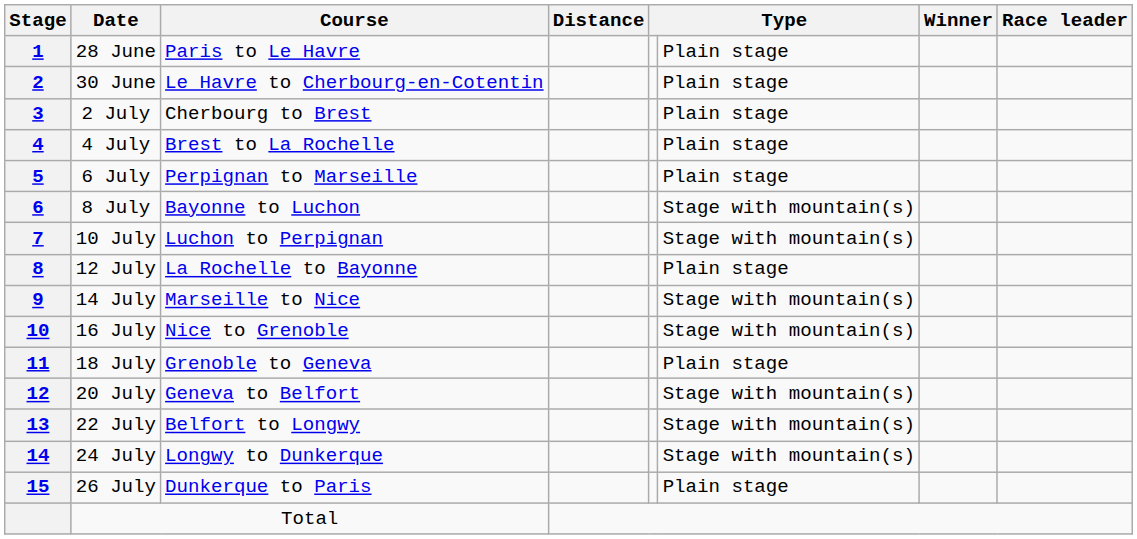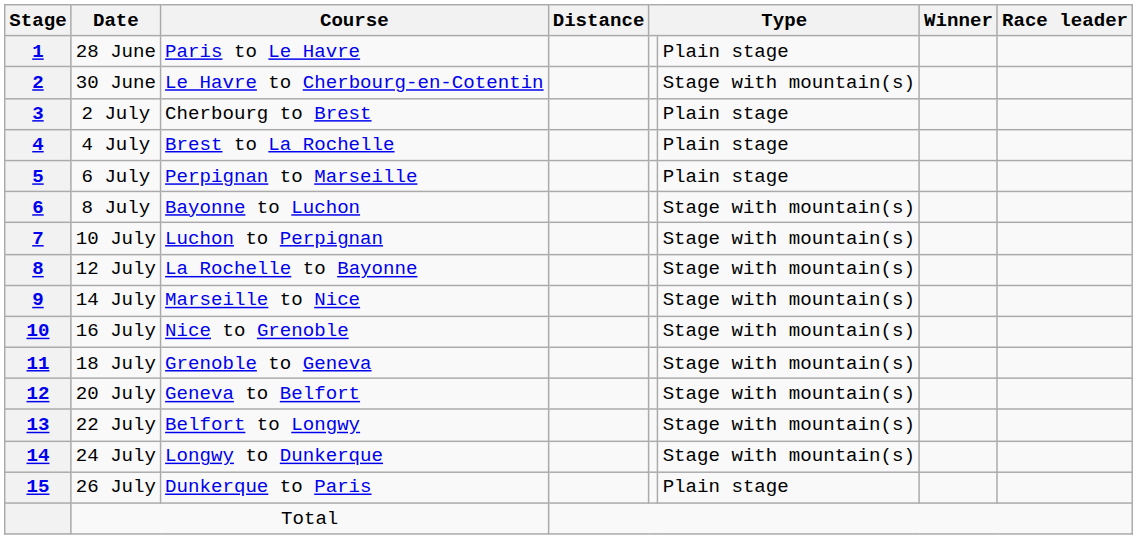(726, 83) Plain stage -> (789, 83) Stage with mountain(s)
(726, 269) Plain stage -> (789, 269) Stage with mountain(s)
(726, 363) Plain stage -> (789, 363) Stage with mountain(s)
